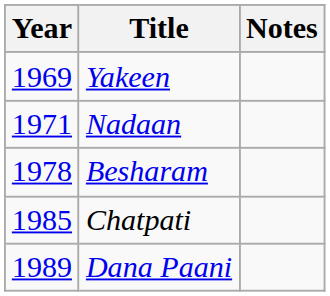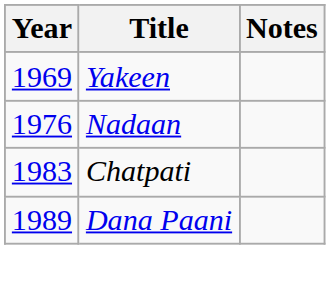(42, 123) 1971 -> (42, 123) 1976
- row: (147, 171)
(42, 219) 1985 -> (42, 171) 1983
